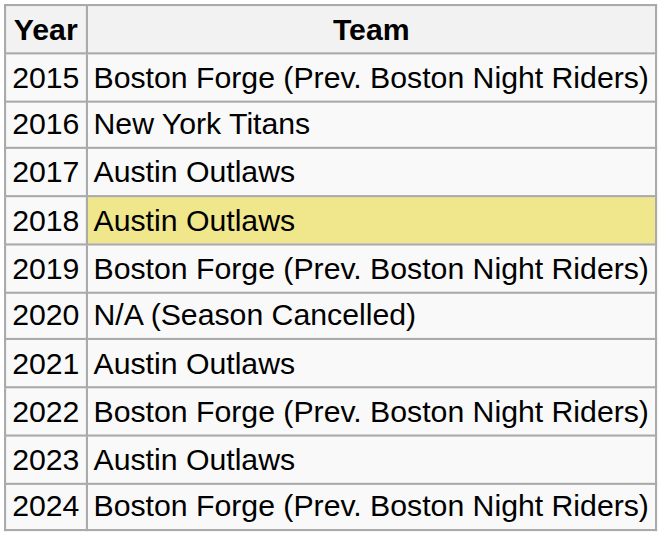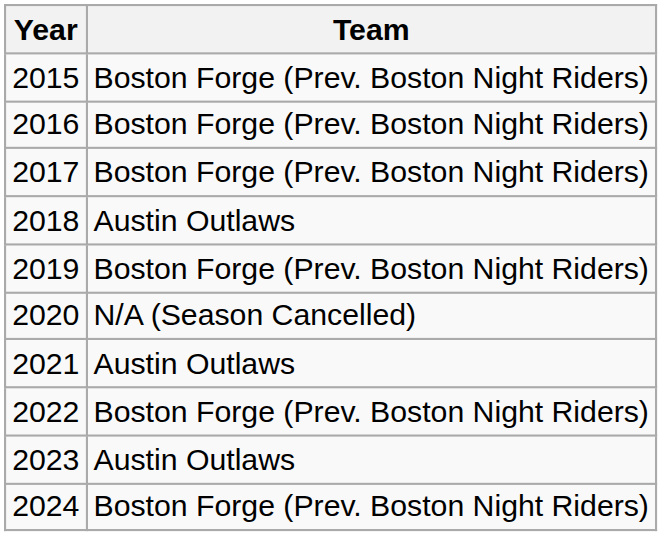(202, 125) New York Titans -> (371, 125) Boston Forge (Prev. Boston Night Riders)
(194, 173) Austin Outlaws -> (371, 173) Boston Forge (Prev. Boston Night Riders)
(194, 220) khaki background -> (194, 220) no background
